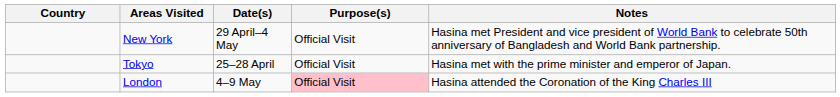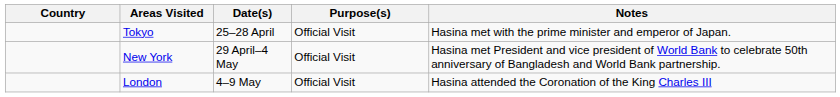rows swapped: (138, 63) <-> (148, 38)
(325, 82) pink background -> (325, 82) no background
